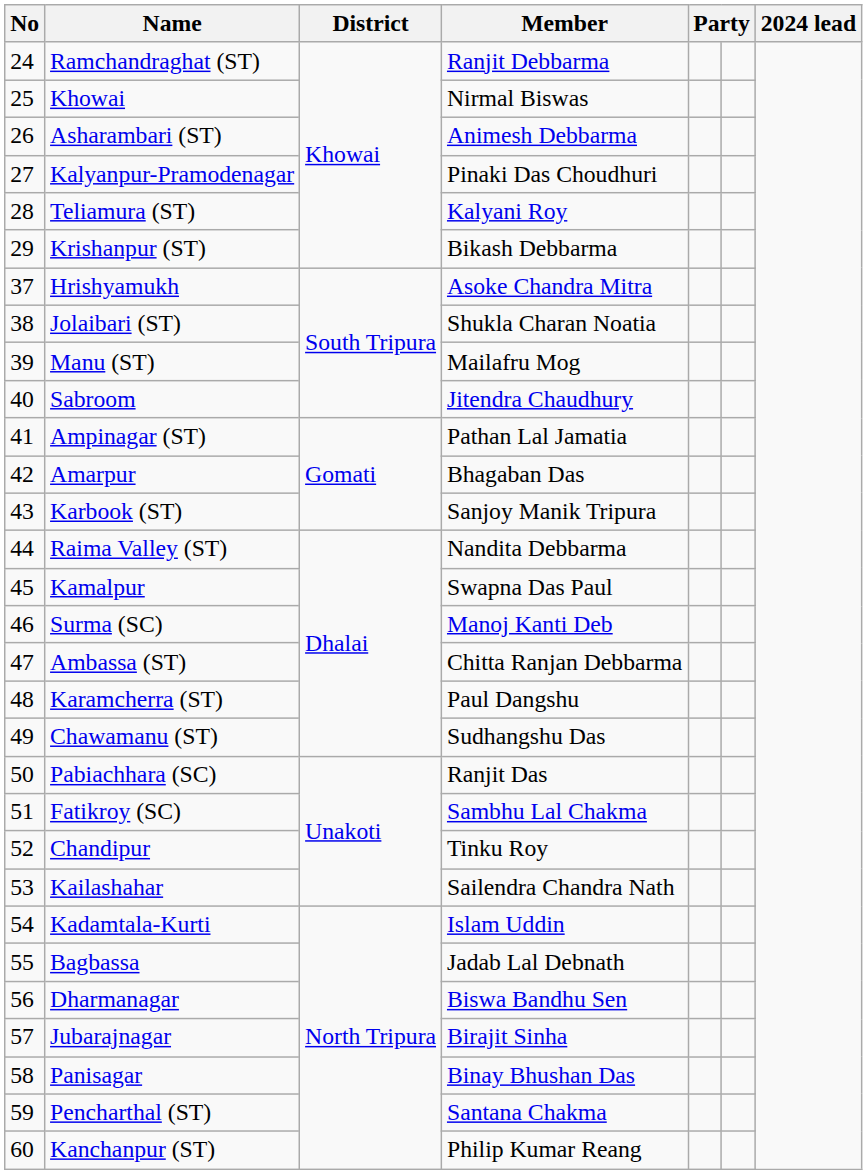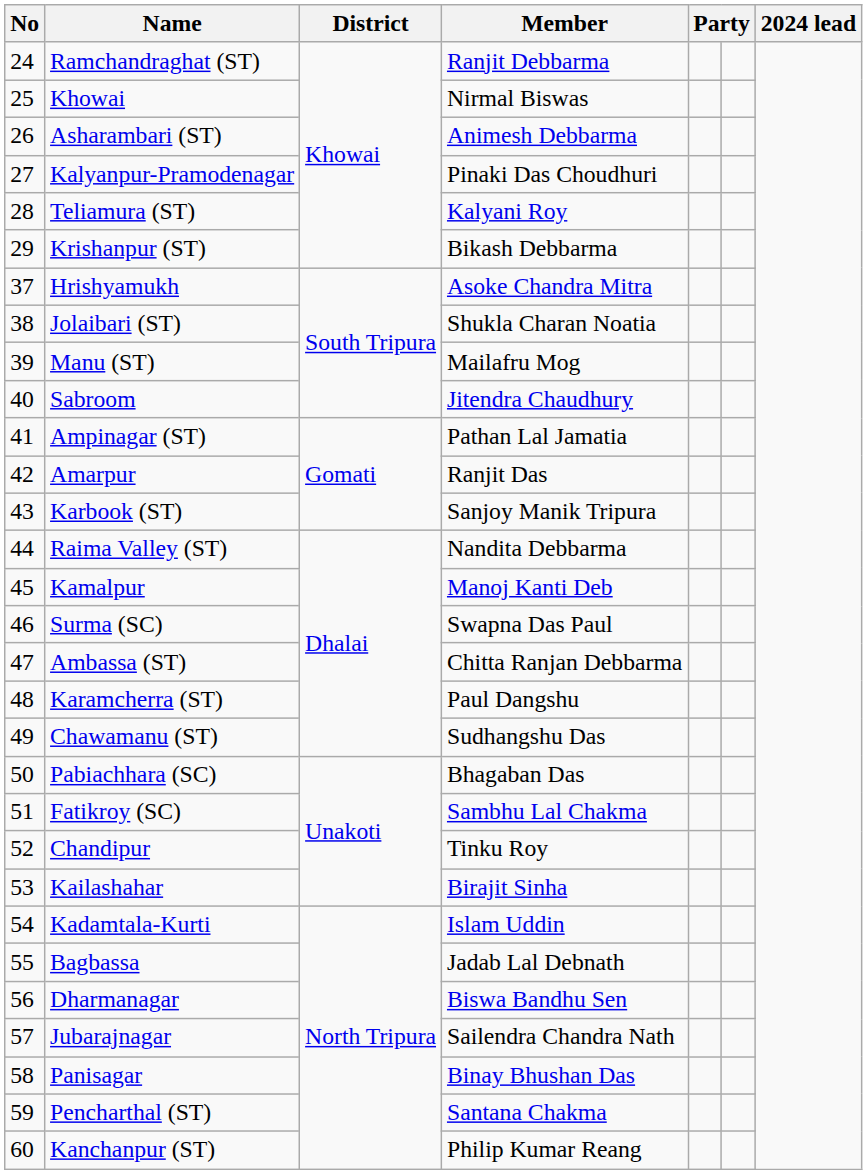(516, 473) Bhagaban Das -> (497, 473) Ranjit Das
(530, 586) Swapna Das Paul -> (530, 586) Manoj Kanti Deb
(530, 624) Manoj Kanti Deb -> (530, 624) Swapna Das Paul
(497, 774) Ranjit Das -> (516, 774) Bhagaban Das
(561, 887) Sailendra Chandra Nath -> (507, 887) Birajit Sinha
(507, 1037) Birajit Sinha -> (561, 1037) Sailendra Chandra Nath
